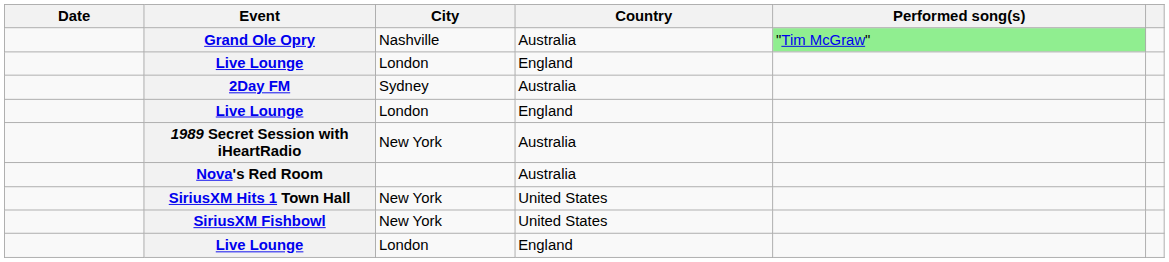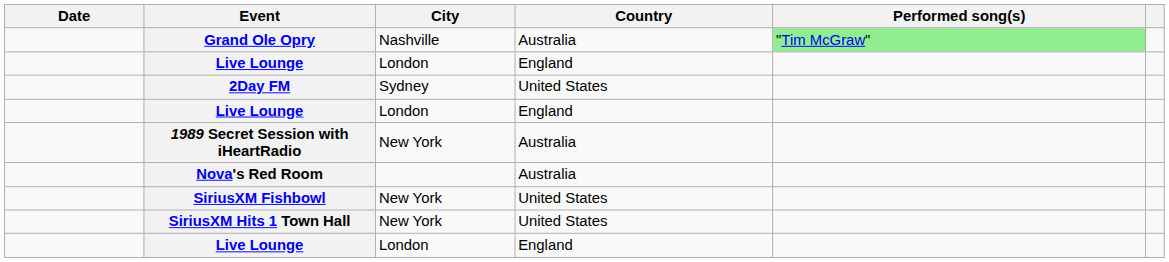(547, 87) Australia -> (563, 87) United States
rows swapped: (260, 221) <-> (260, 198)
